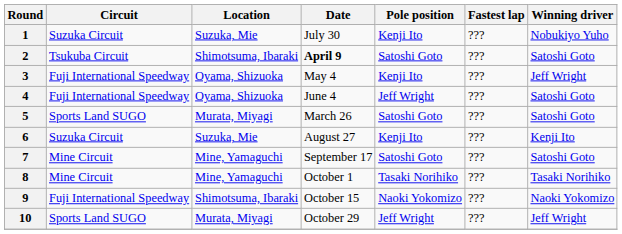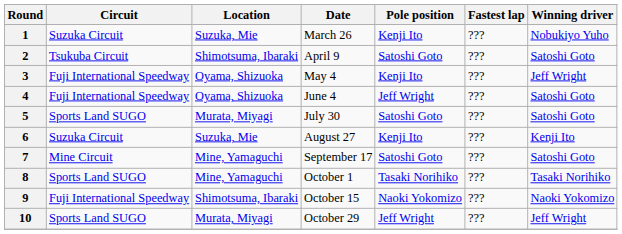(322, 34) July 30 -> (328, 34) March 26
(323, 55) bold -> (322, 55) normal
(328, 116) March 26 -> (322, 116) July 30
(81, 177) Mine Circuit -> (97, 177) Sports Land SUGO
